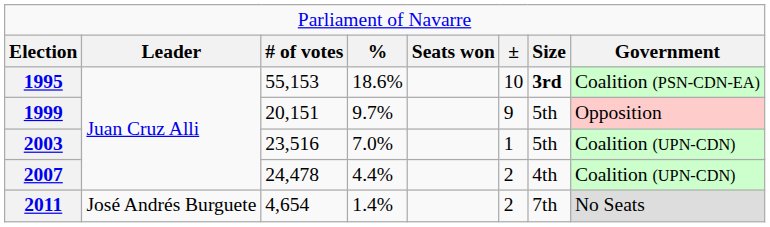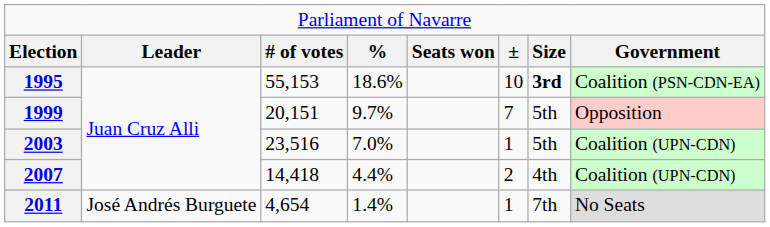(509, 112) 9 -> (509, 112) 7
(292, 174) 24,478 -> (292, 174) 14,418
(509, 205) 2 -> (509, 205) 1
